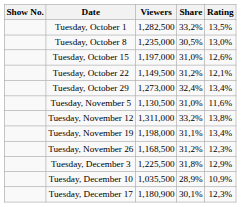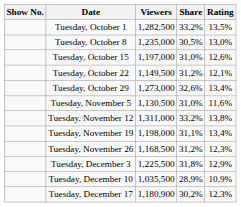(191, 88) 32,4% -> (191, 88) 32,6%
(191, 194) 30,1% -> (191, 194) 30,2%
